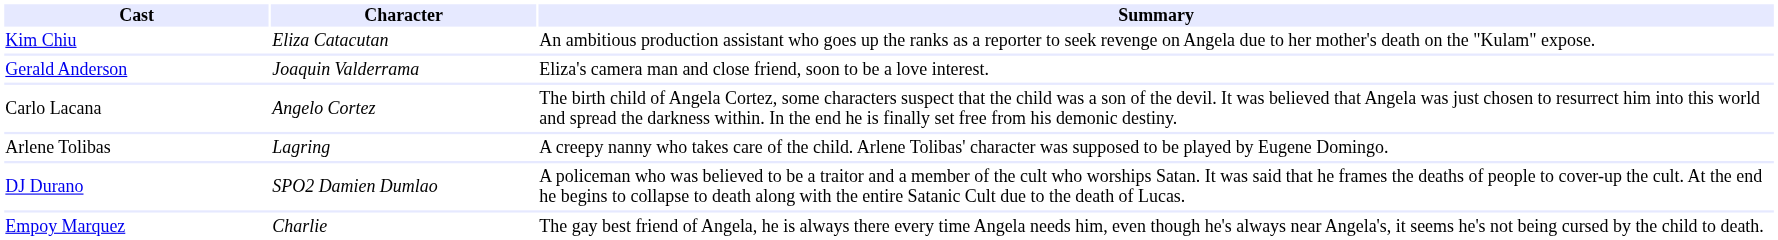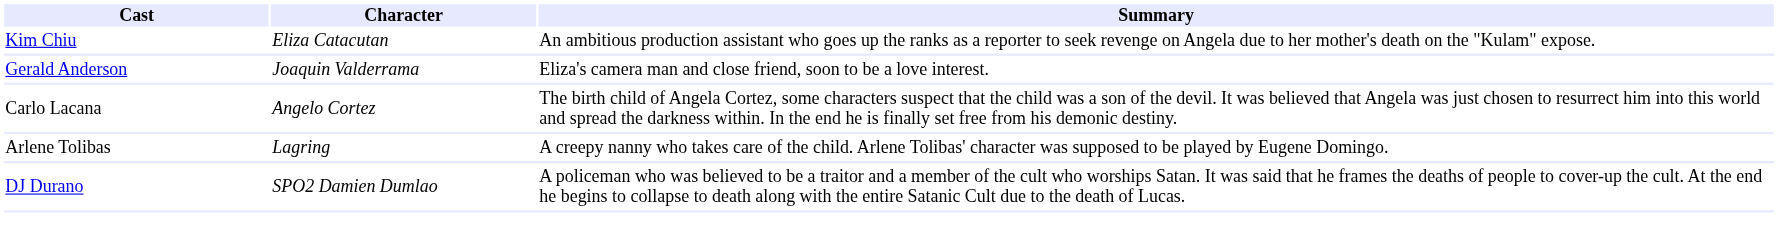- row: (65, 225)
